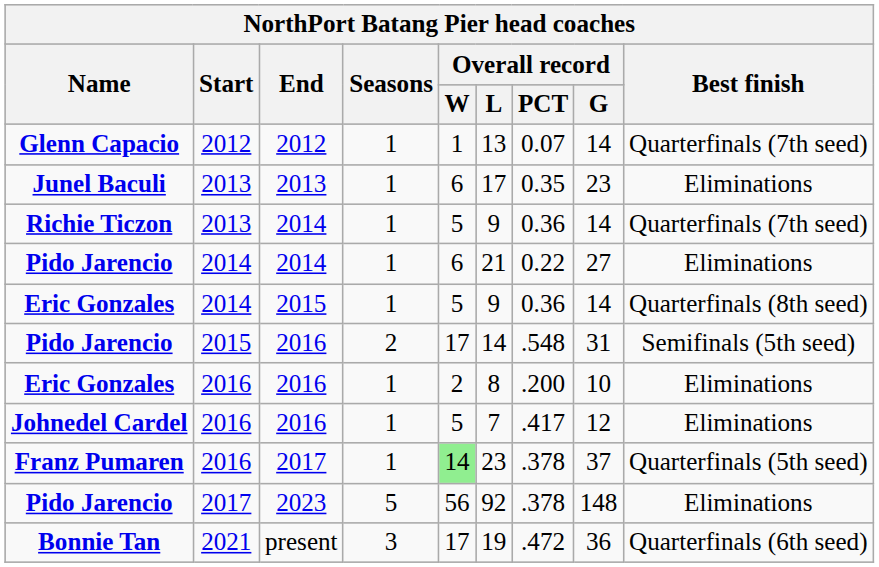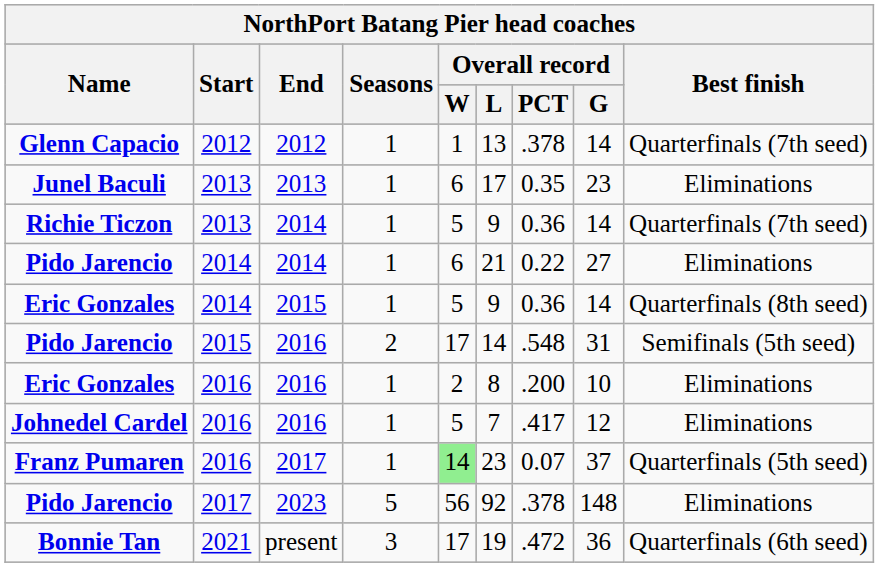(543, 143) 0.07 -> (543, 143) .378
(543, 462) .378 -> (543, 462) 0.07
